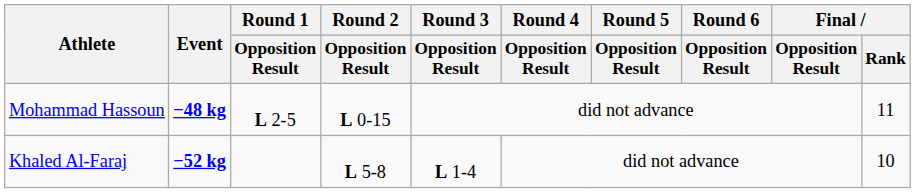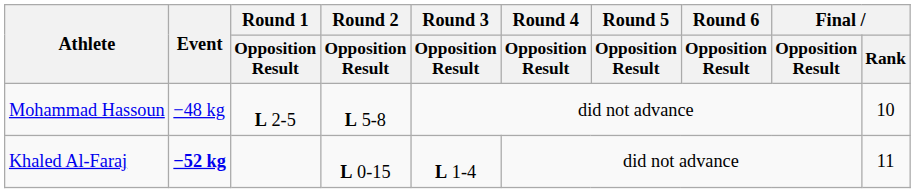(200, 109) bold -> (199, 109) normal
(365, 120) L 0-15 -> (365, 120) L 5-8
(886, 109) 11 -> (886, 109) 10
(365, 172) L 5-8 -> (365, 172) L 0-15
(886, 161) 10 -> (886, 161) 11
